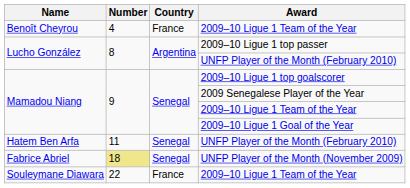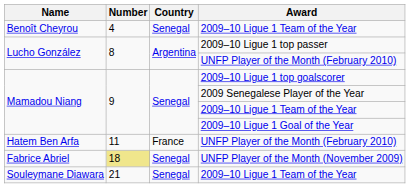(168, 28) France -> (171, 28) Senegal
(171, 142) Senegal -> (168, 142) France
(114, 175) 22 -> (114, 175) 21
(168, 175) France -> (171, 175) Senegal
